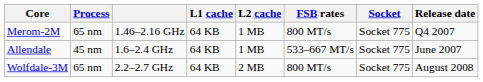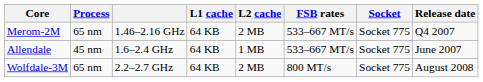(251, 31) 1 MB -> (251, 31) 2 MB
(309, 31) 800 MT/s -> (320, 31) 533–667 MT/s
